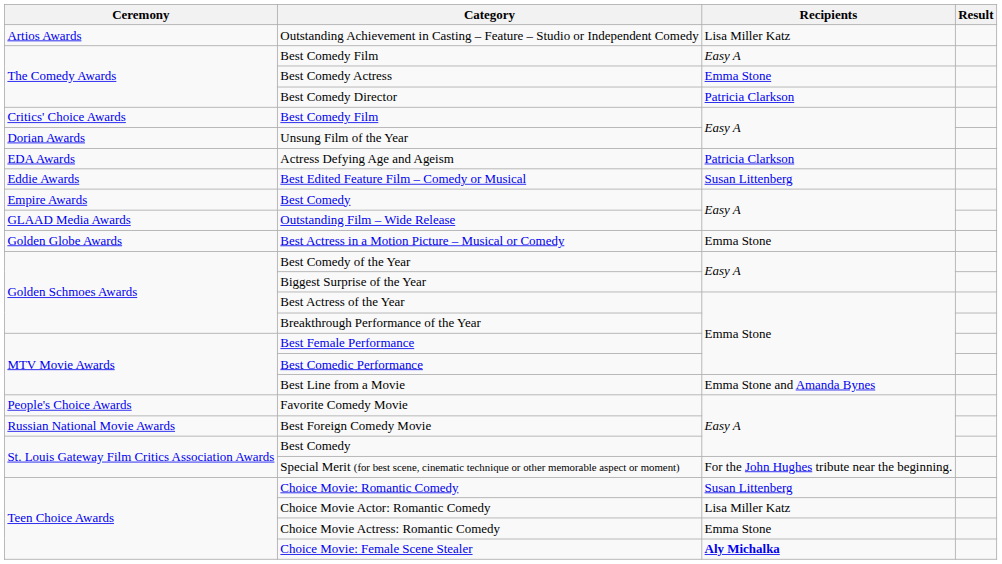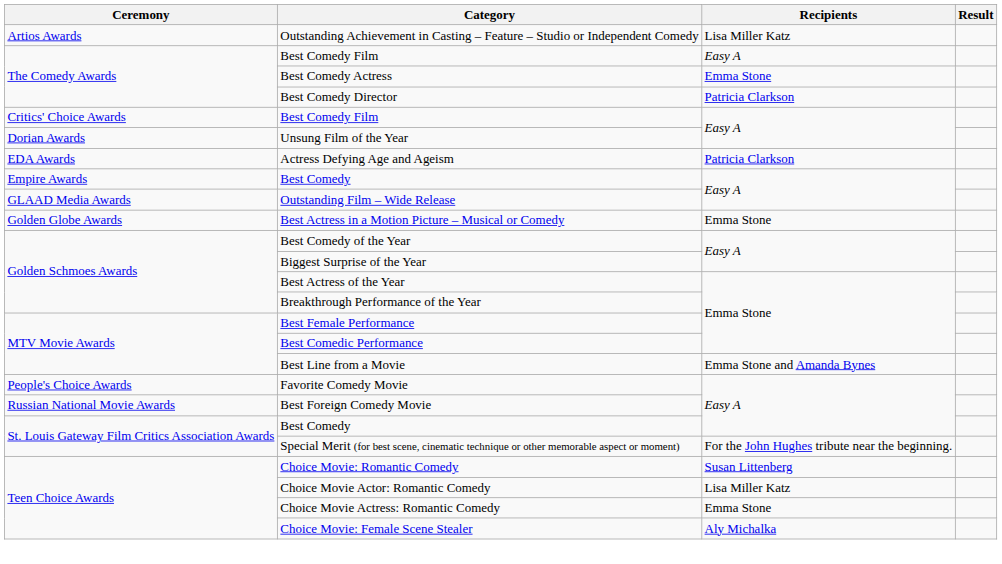- row: (43, 179)
(742, 549) bold -> (740, 528) normal
